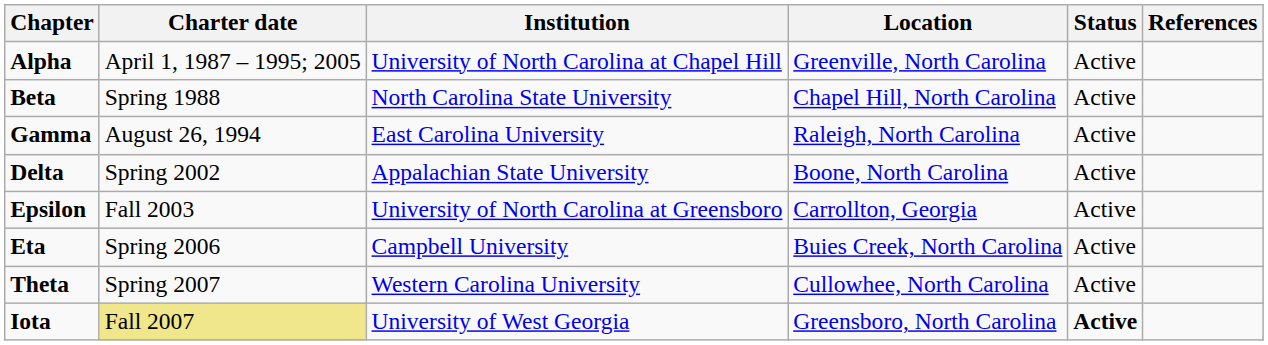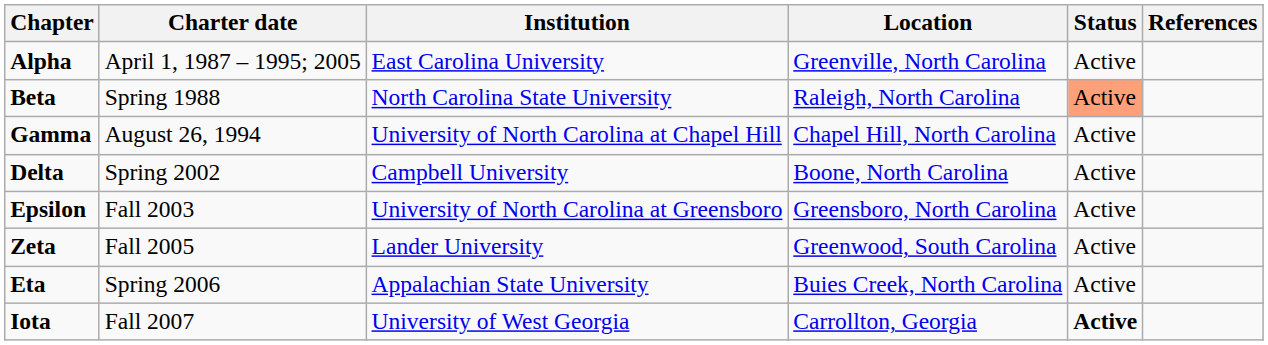(577, 60) University of North Carolina at Chapel Hill -> (488, 60) East Carolina University
(925, 97) Chapel Hill, North Carolina -> (907, 97) Raleigh, North Carolina
(1105, 97) no background -> (1105, 97) lightsalmon background
(488, 135) East Carolina University -> (577, 135) University of North Carolina at Chapel Hill
(907, 135) Raleigh, North Carolina -> (925, 135) Chapel Hill, North Carolina
(510, 172) Appalachian State University -> (470, 172) Campbell University
(885, 209) Carrollton, Georgia -> (925, 209) Greensboro, North Carolina
+ row: (33, 246)
(470, 246) Campbell University -> (510, 284) Appalachian State University
- row: (40, 284)
(149, 321) khaki background -> (149, 321) no background
(925, 321) Greensboro, North Carolina -> (885, 321) Carrollton, Georgia
